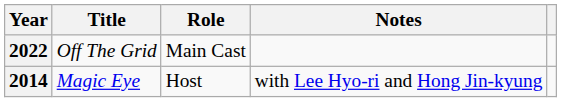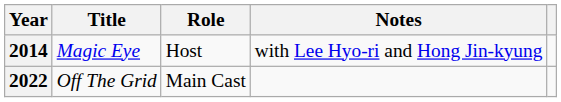rows swapped: (28, 81) <-> (28, 50)
